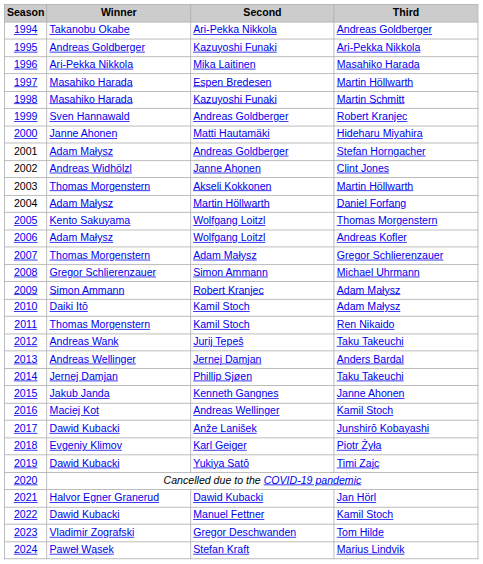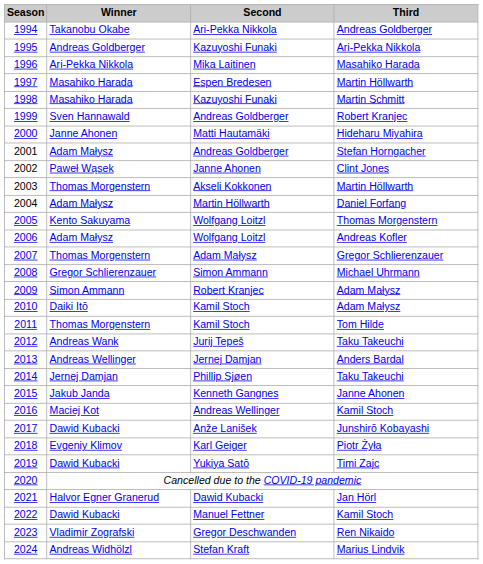(91, 168) Andreas Widhölzl -> (82, 168) Paweł Wąsek
(366, 324) Ren Nikaido -> (360, 324) Tom Hilde
(360, 532) Tom Hilde -> (366, 532) Ren Nikaido
(82, 549) Paweł Wąsek -> (91, 549) Andreas Widhölzl
